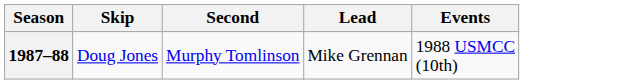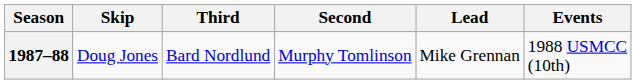+ column: (218, 18)
